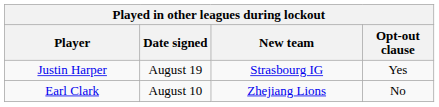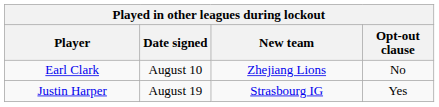rows swapped: (72, 91) <-> (72, 70)
